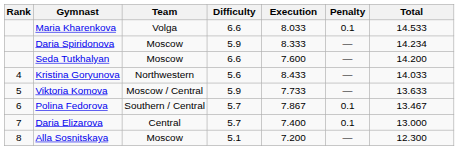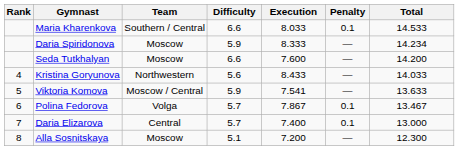(165, 28) Volga -> (165, 28) Southern / Central
(293, 91) 7.733 -> (293, 91) 7.541
(165, 106) Southern / Central -> (165, 106) Volga
